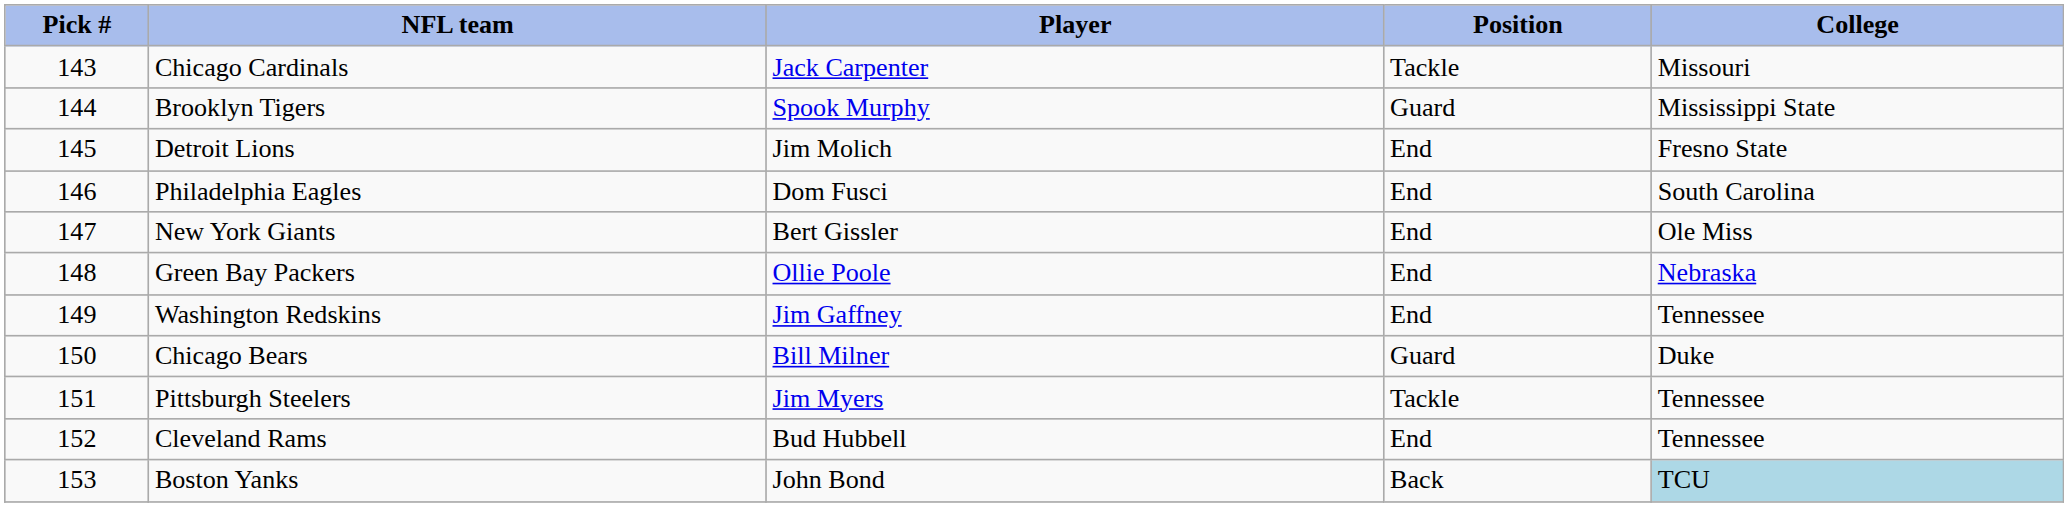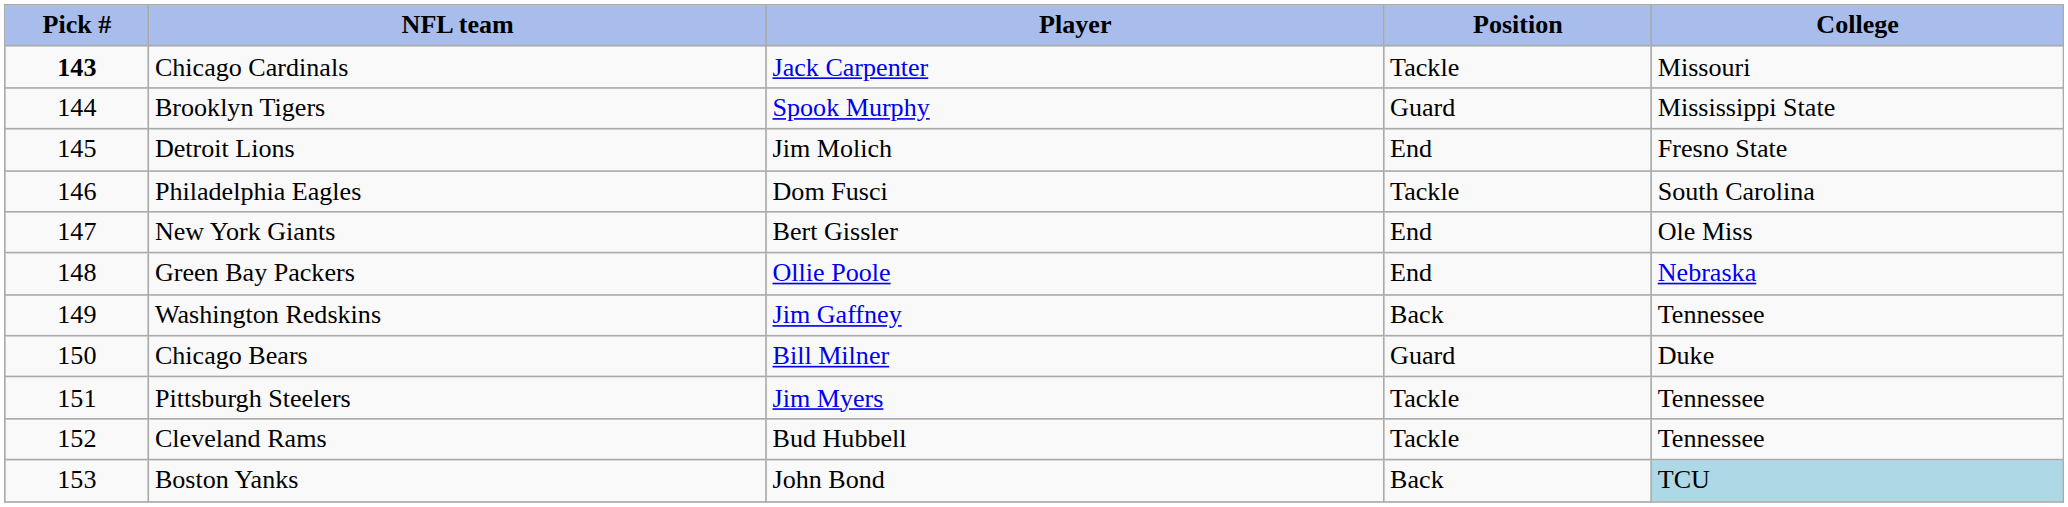(77, 66) normal -> (77, 66) bold
(1411, 190) End -> (1425, 190) Tackle
(1411, 314) End -> (1417, 314) Back
(1411, 438) End -> (1425, 438) Tackle
